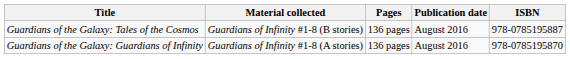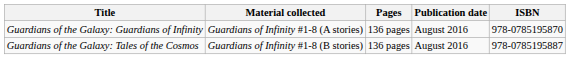rows swapped: (105, 45) <-> (103, 29)
